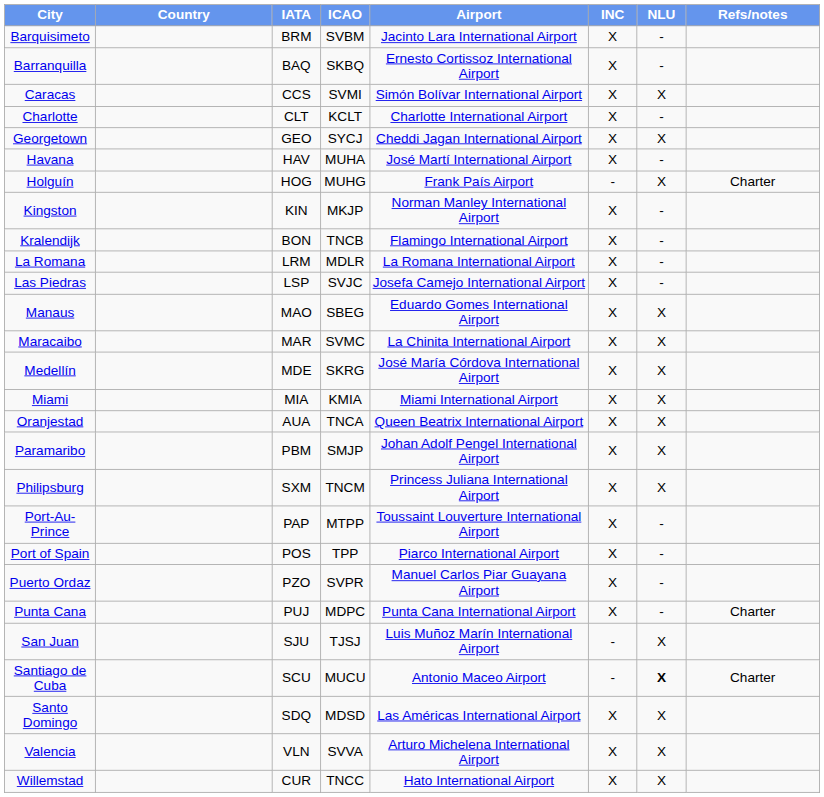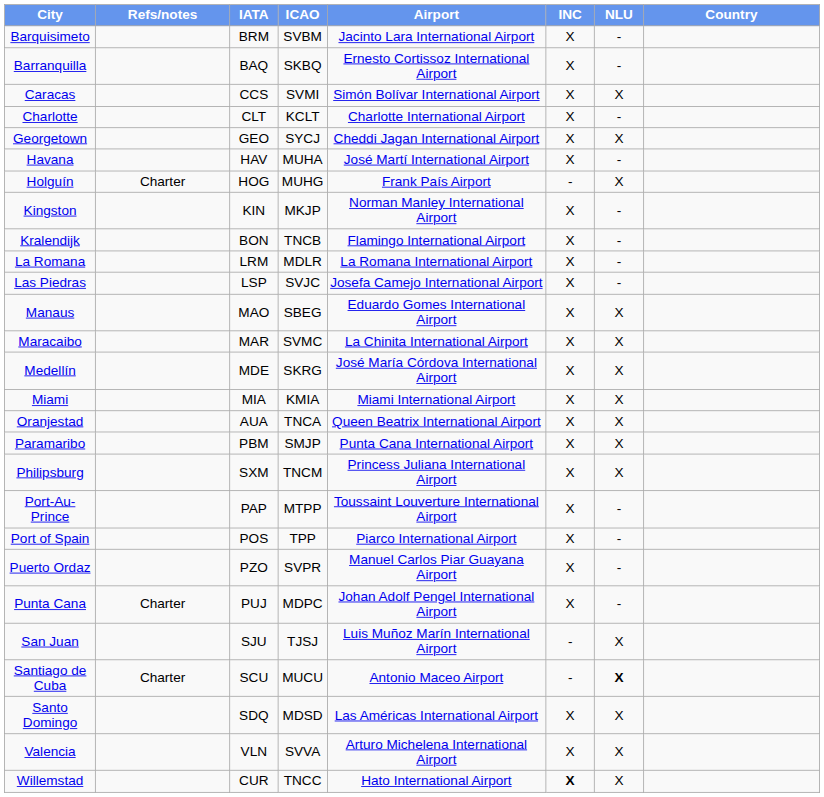columns swapped: (184, 15) <-> (753, 15)
(479, 450) Johan Adolf Pengel International Airport -> (436, 443) Punta Cana International Airport
(479, 612) Punta Cana International Airport -> (436, 604) Johan Adolf Pengel International Airport
(613, 781) normal -> (570, 781) bold
